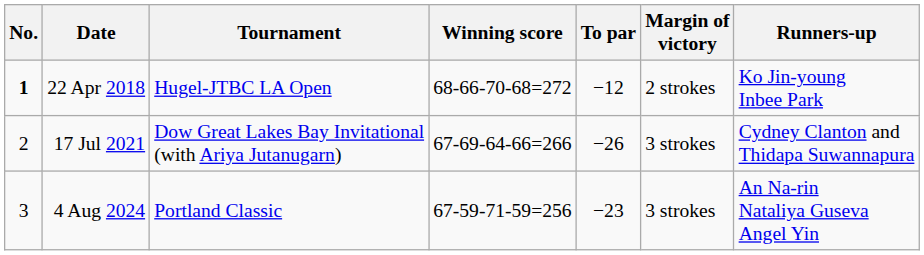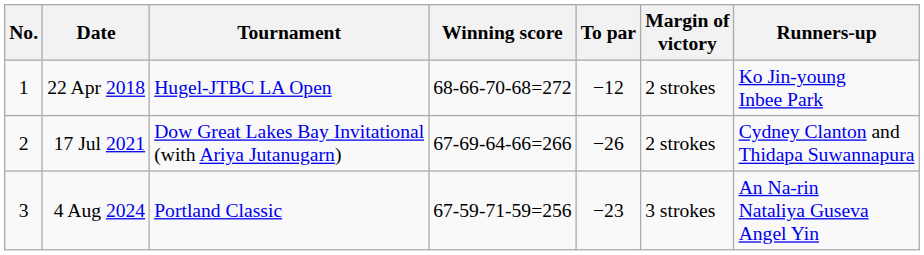(24, 88) bold -> (24, 88) normal
(680, 143) 3 strokes -> (680, 143) 2 strokes
